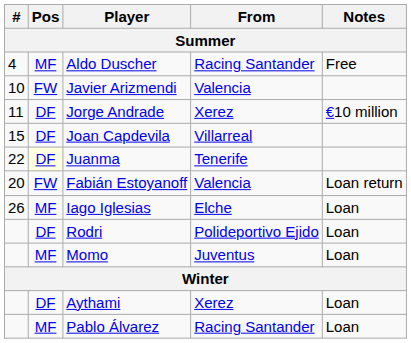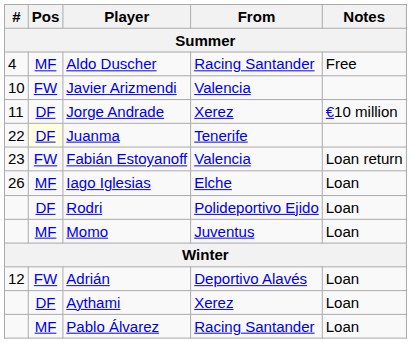- row: (118, 136)
(16, 183) 20 -> (16, 160) 23
+ row: (88, 279)
